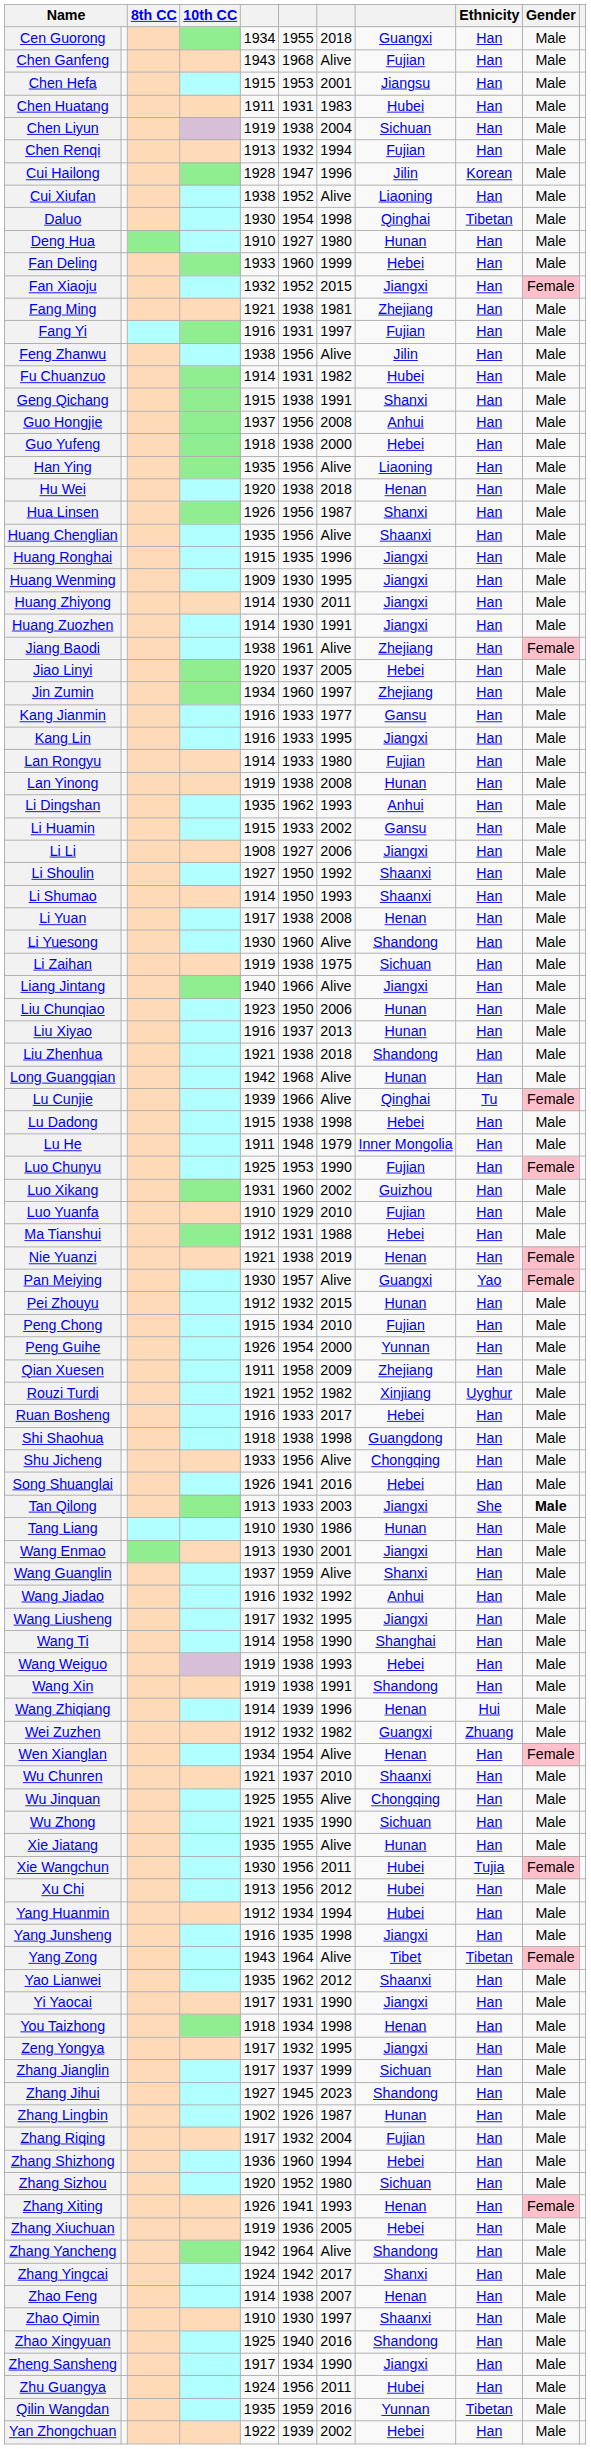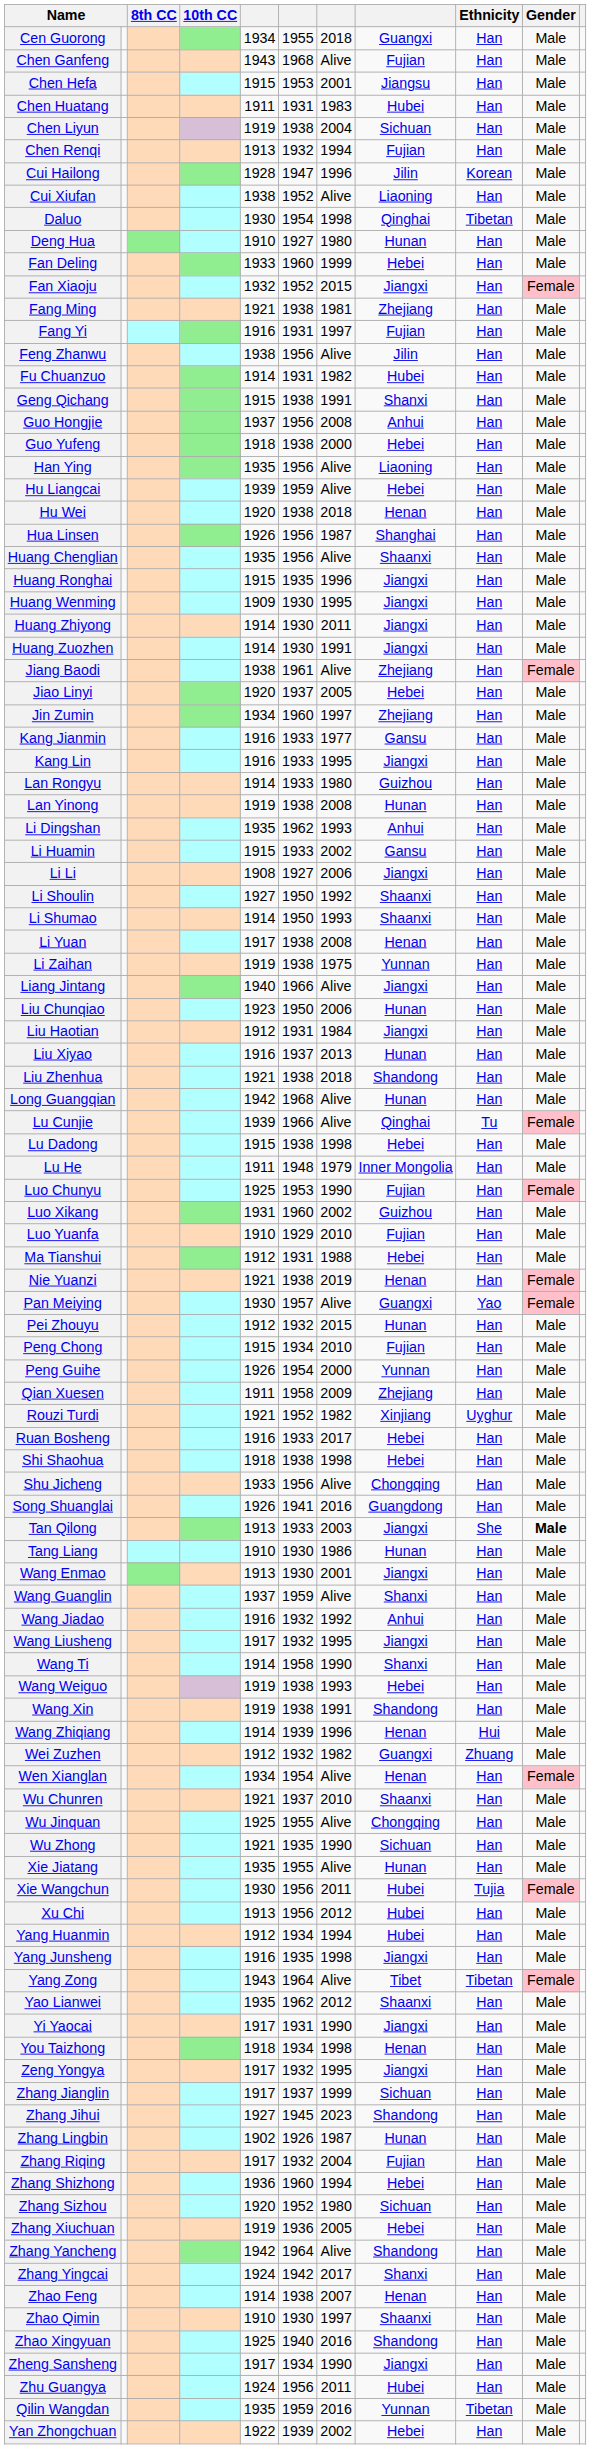+ row: (63, 490)
(406, 512) Shanxi -> (406, 535) Shanghai
(406, 761) Fujian -> (406, 783) Guizhou
- row: (63, 941)
(406, 964) Sichuan -> (406, 964) Yunnan
+ row: (63, 1032)
(406, 1438) Guangdong -> (406, 1461) Hebei
(406, 1483) Hebei -> (406, 1506) Guangdong
(406, 1641) Shanghai -> (406, 1664) Shanxi
- row: (63, 2206)
